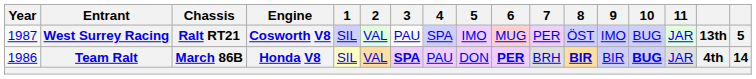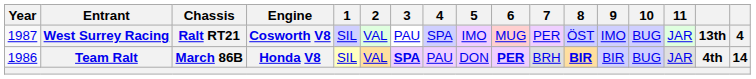(741, 36) 5 -> (740, 36) 4
(647, 57) bold -> (647, 57) normal
